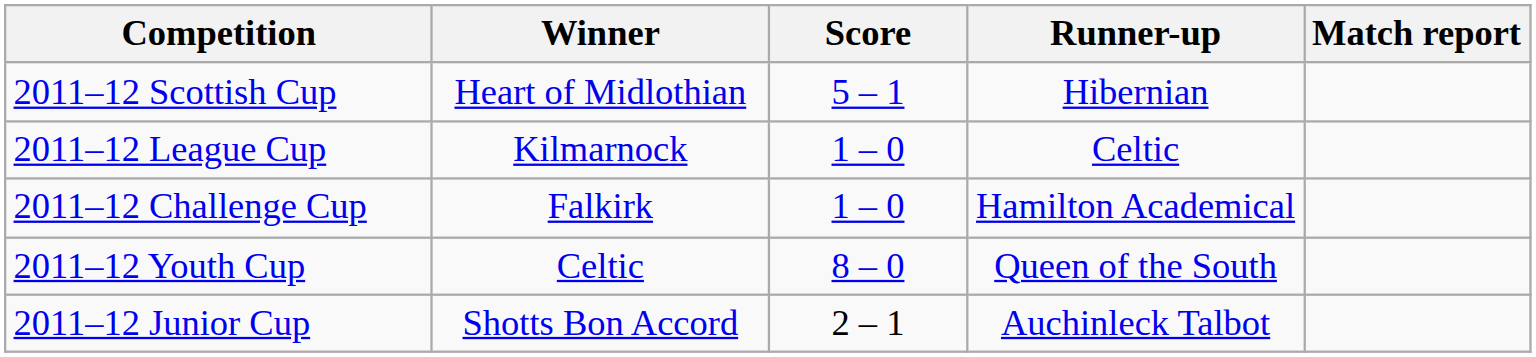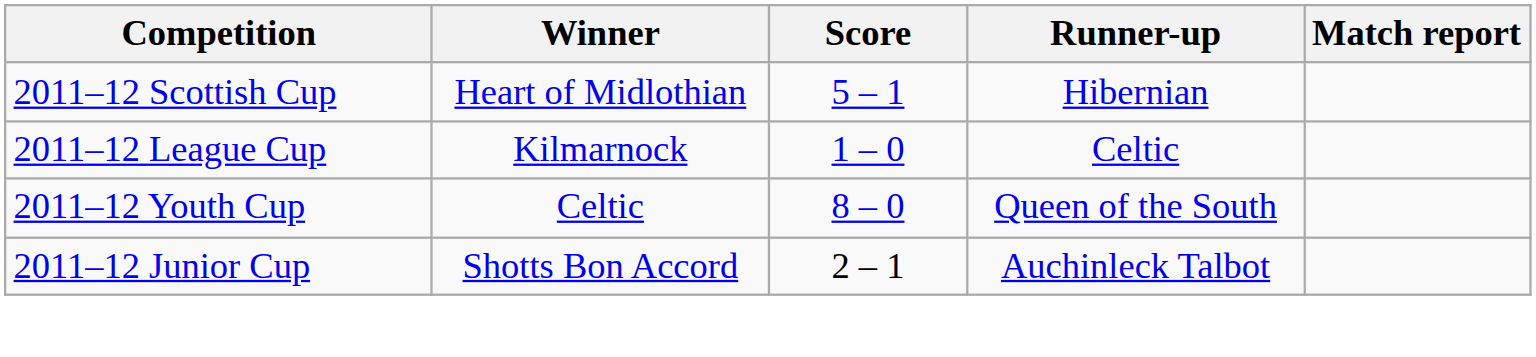- row: (190, 206)
